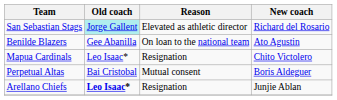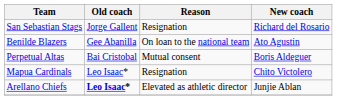(112, 27) paleturquoise background -> (112, 27) no background
(194, 27) Elevated as athletic director -> (164, 27) Resignation
rows swapped: (39, 57) <-> (35, 72)
(164, 87) Resignation -> (194, 87) Elevated as athletic director
